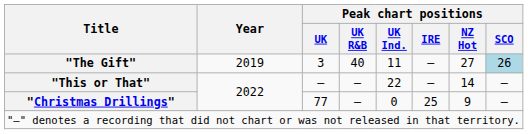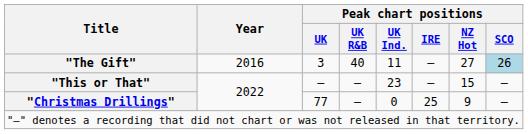(250, 63) 2019 -> (250, 63) 2016
(394, 82) 22 -> (394, 82) 23
(467, 82) 14 -> (467, 82) 15
